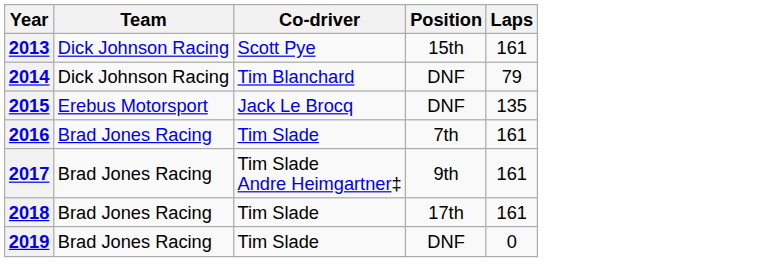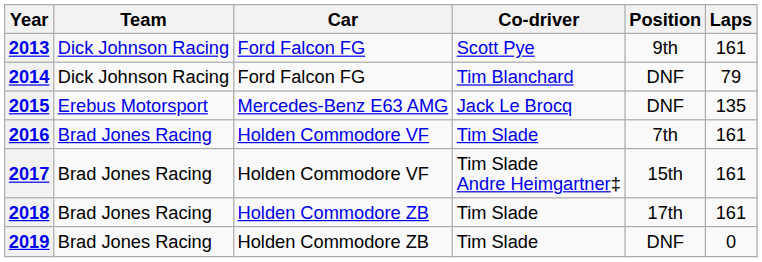+ column: (343, 19)
(446, 48) 15th -> (665, 48) 9th
(446, 174) 9th -> (665, 174) 15th
